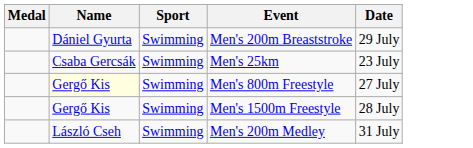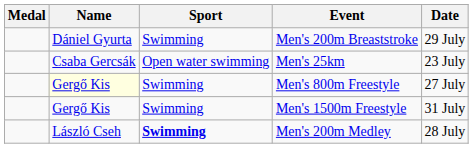(173, 62) Swimming -> (206, 62) Open water swimming
(379, 108) 28 July -> (445, 108) 31 July
(173, 131) normal -> (174, 131) bold
(379, 131) 31 July -> (445, 131) 28 July
